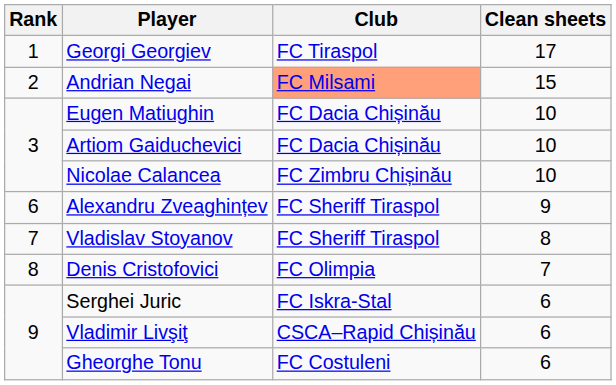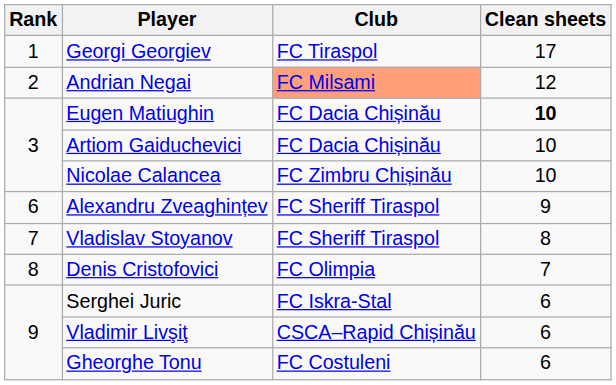(546, 82) 15 -> (546, 82) 12
(546, 113) normal -> (546, 113) bold
